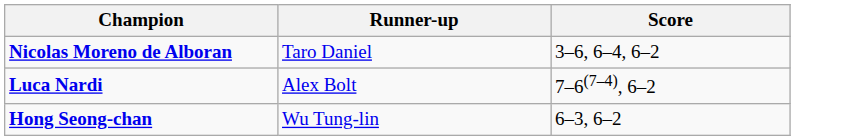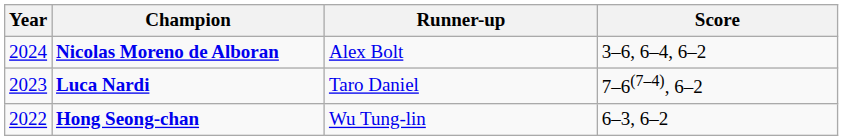+ column: (28, 20)
(327, 51) Taro Daniel -> (366, 51) Alex Bolt
(319, 85) Alex Bolt -> (374, 85) Taro Daniel
